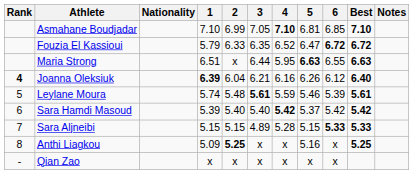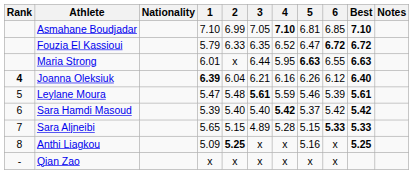(210, 62) 6.51 -> (210, 62) 6.01
(210, 95) 5.74 -> (210, 95) 5.47
(210, 128) 5.15 -> (210, 128) 5.65
